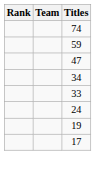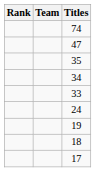- row: (76, 45)
+ row: (76, 61)
+ row: (76, 142)
